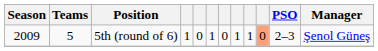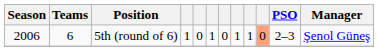(27, 35) 2009 -> (27, 35) 2006
(70, 35) 5 -> (70, 35) 6
